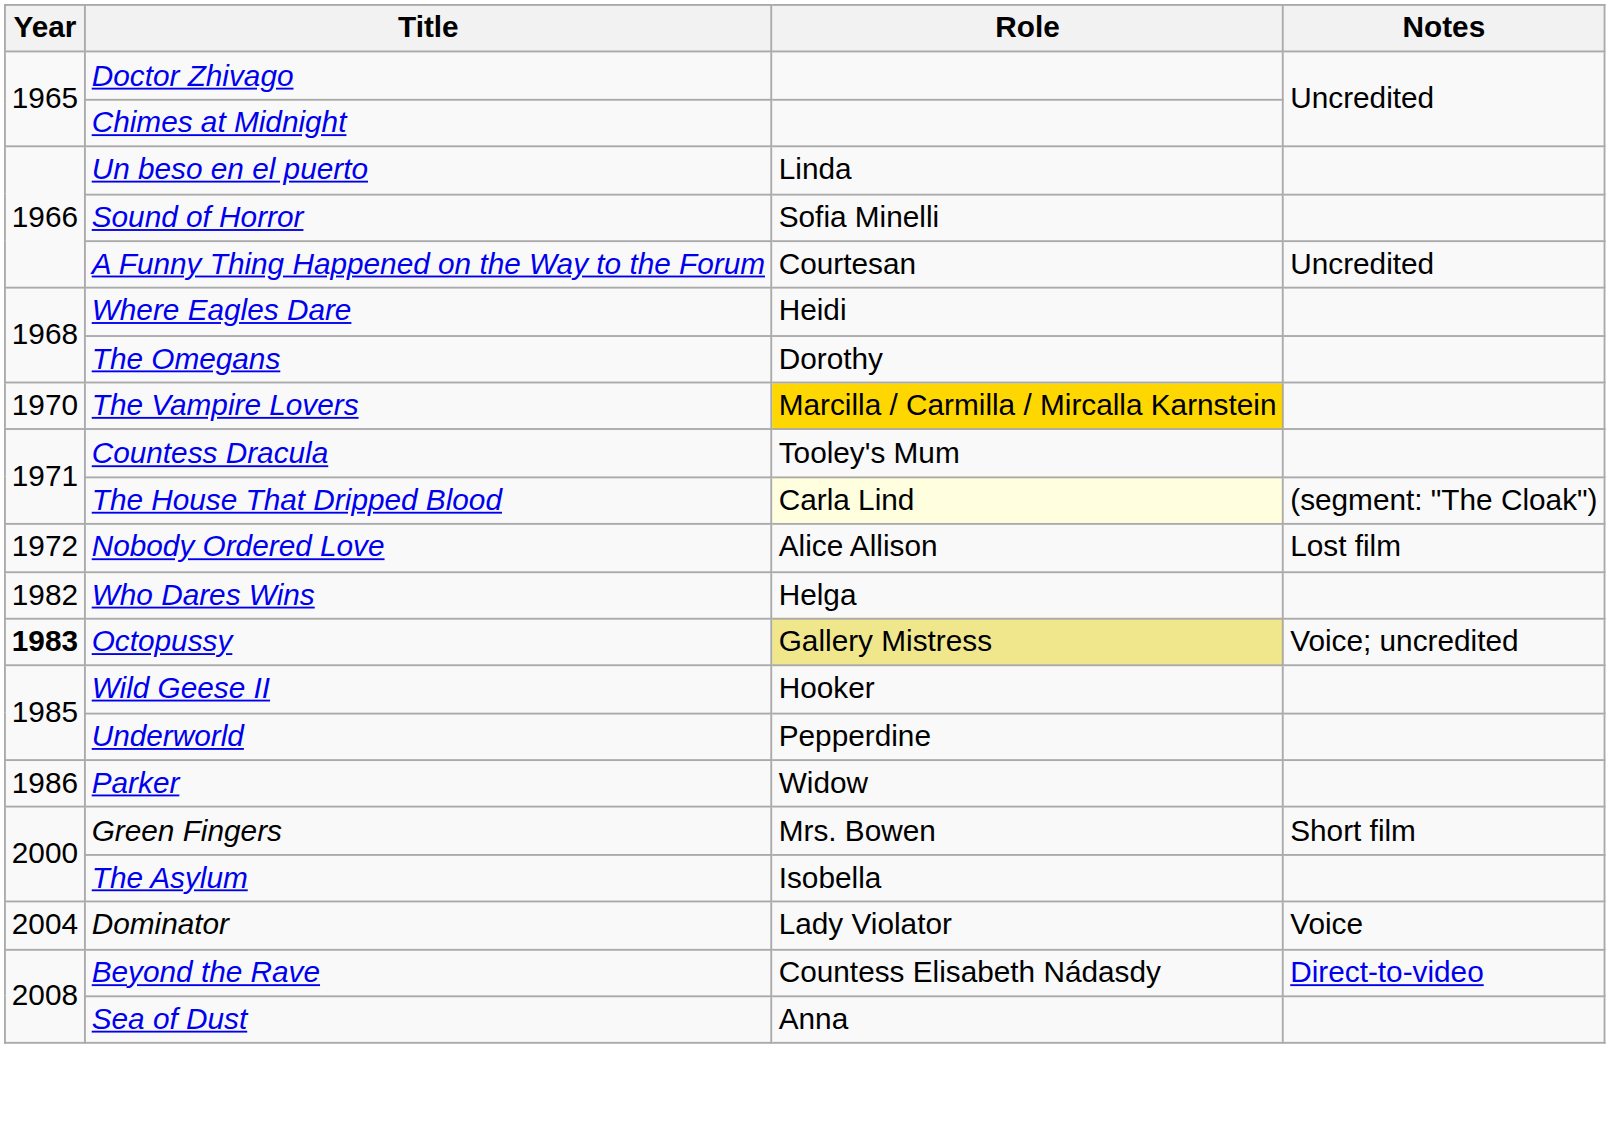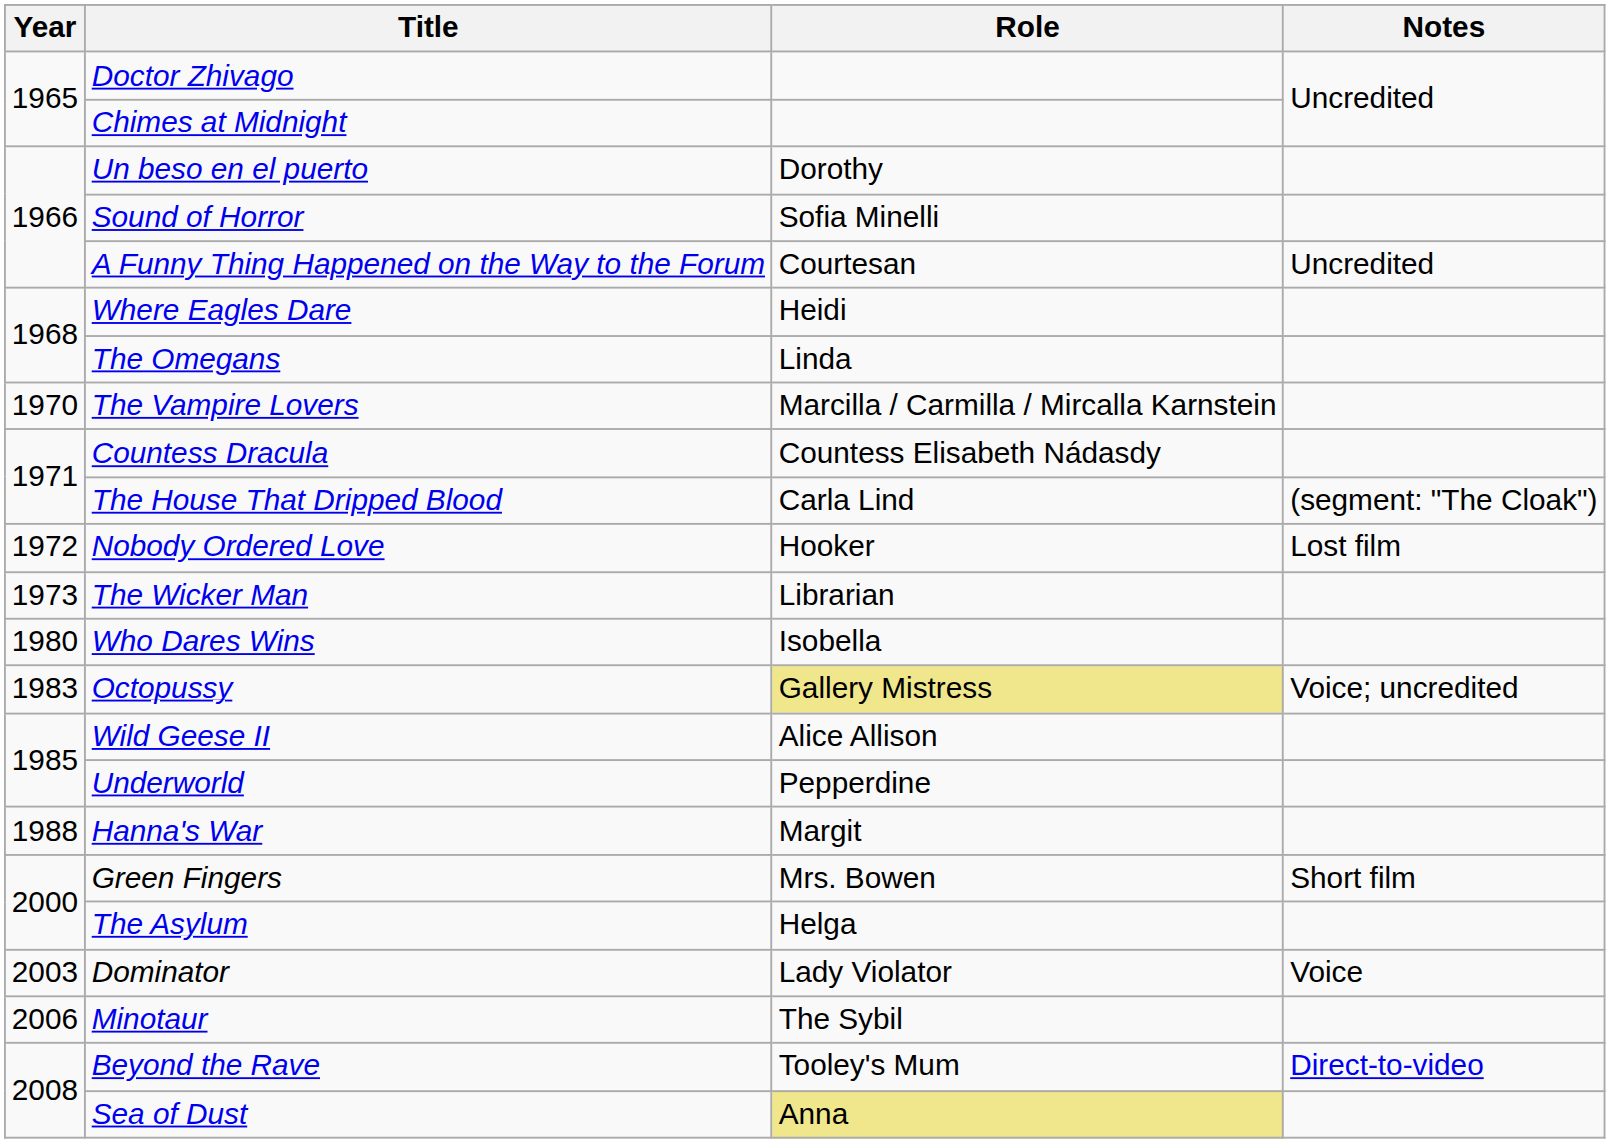(815, 169) Linda -> (831, 169) Dorothy
(831, 358) Dorothy -> (815, 358) Linda
(1028, 405) gold background -> (1028, 405) no background
(869, 452) Tooley's Mum -> (970, 452) Countess Elisabeth Nádasdy
(847, 500) lightyellow background -> (847, 500) no background
(858, 547) Alice Allison -> (827, 547) Hooker
+ row: (200, 594)
(45, 594) 1982 -> (45, 641) 1980
(818, 594) Helga -> (830, 641) Isobella
(45, 641) bold -> (45, 688) normal
(827, 688) Hooker -> (858, 736) Alice Allison
- row: (136, 783)
+ row: (177, 830)
(830, 877) Isobella -> (818, 924) Helga
(45, 924) 2004 -> (45, 972) 2003
+ row: (150, 1019)
(970, 972) Countess Elisabeth Nádasdy -> (869, 1066) Tooley's Mum
(813, 1019) no background -> (813, 1113) khaki background
